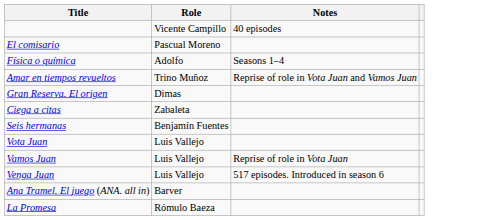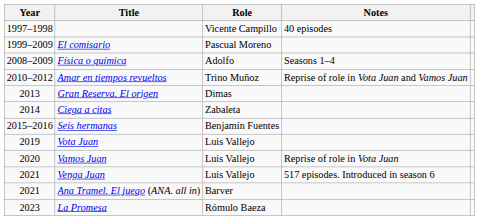+ column: (30, 12)
